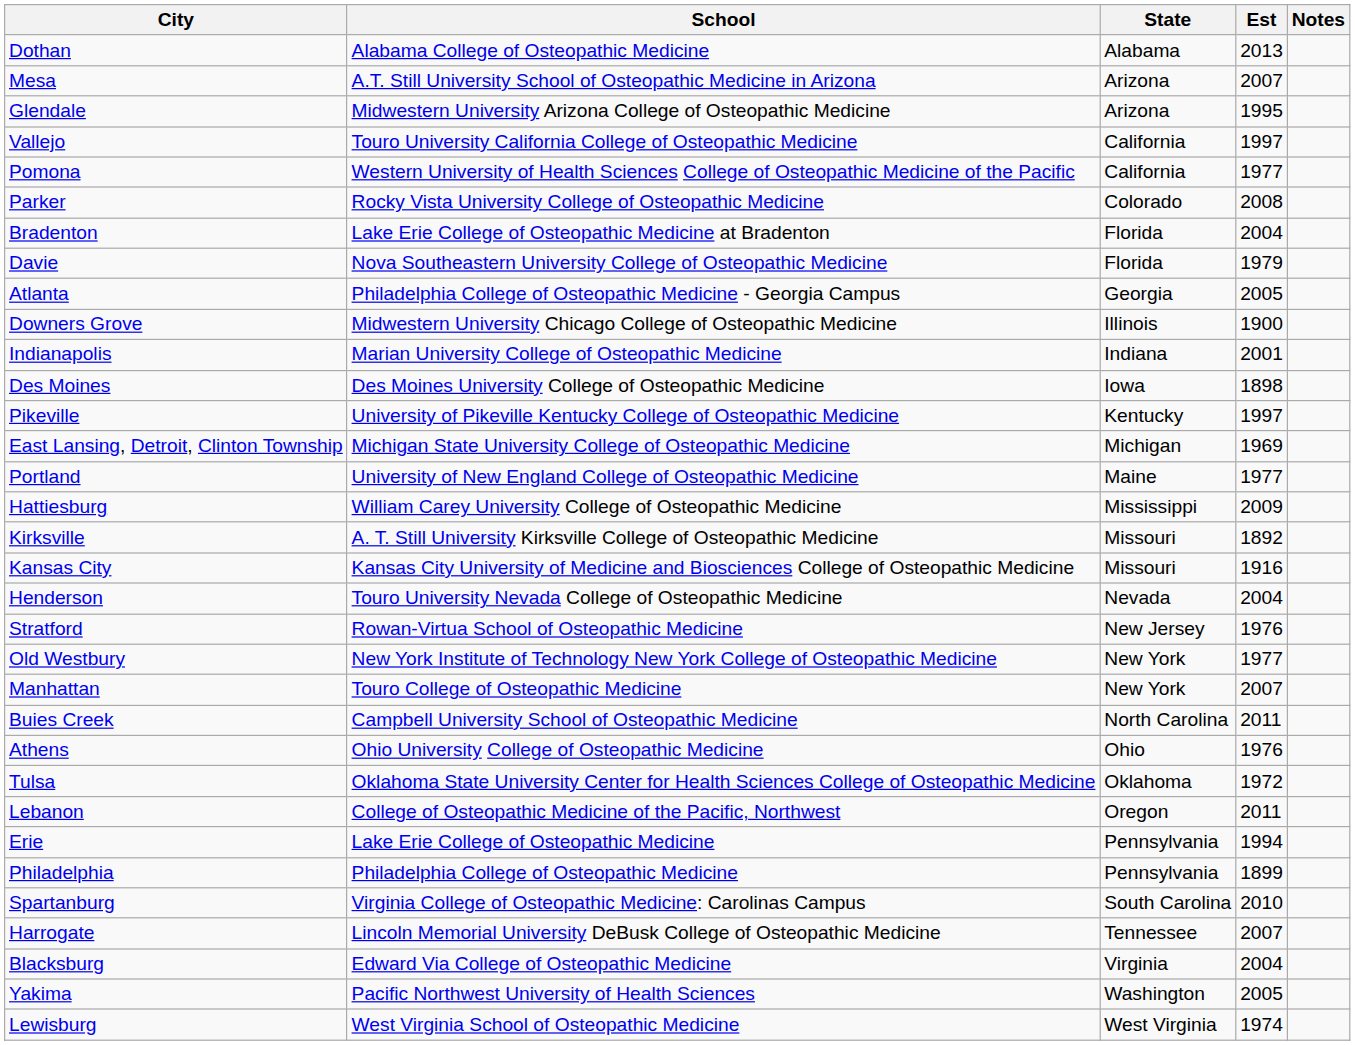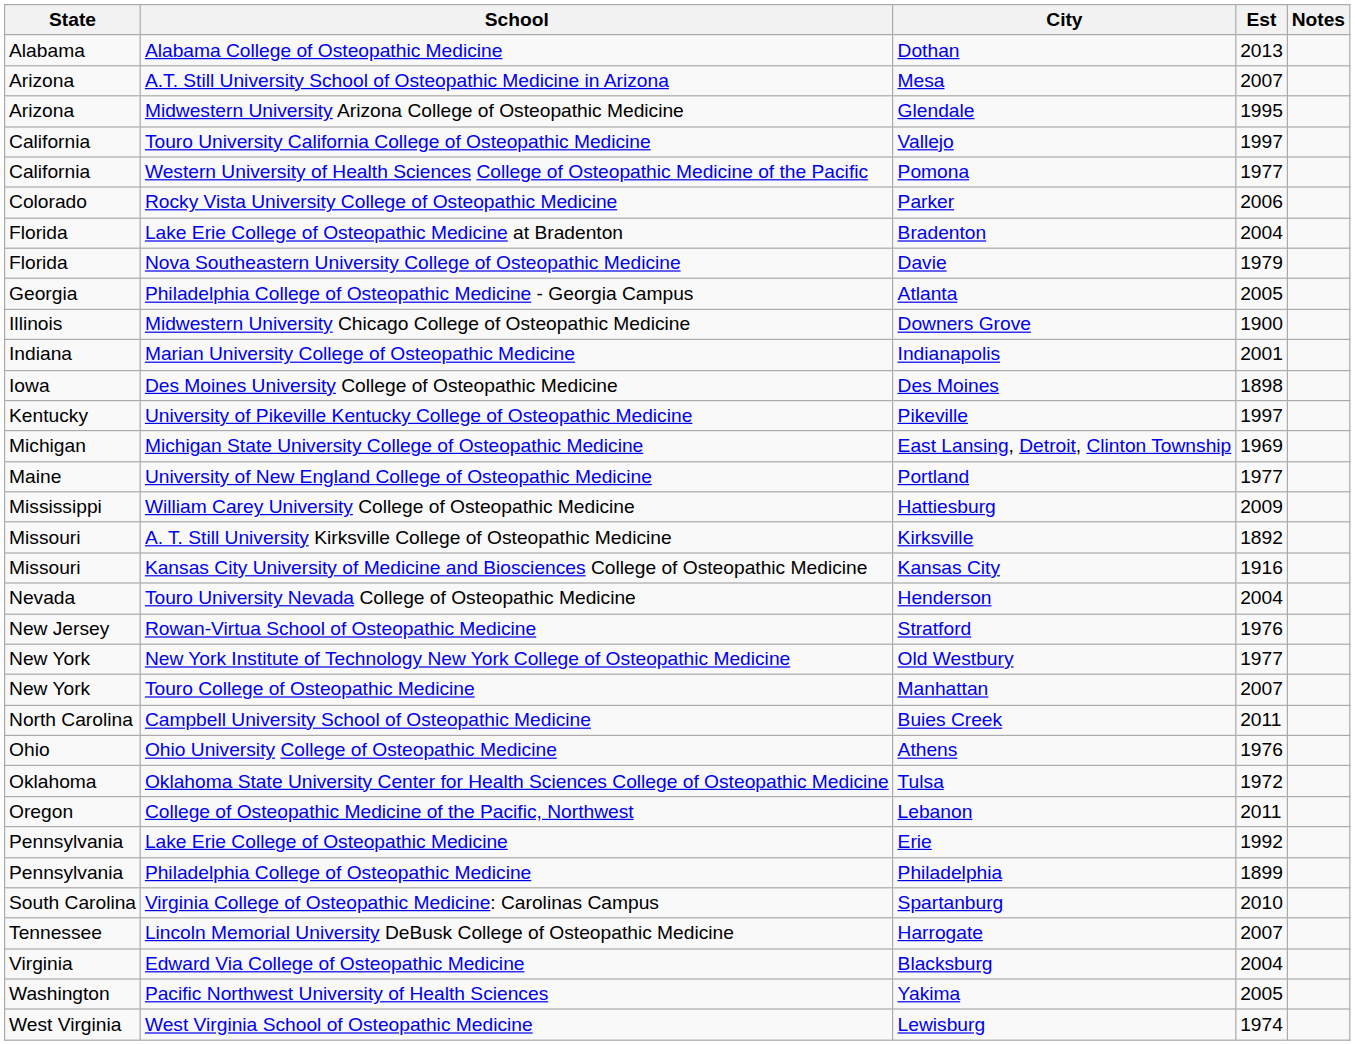columns swapped: (1168, 19) <-> (176, 19)
(1261, 202) 2008 -> (1261, 202) 2006
(1261, 841) 1994 -> (1261, 841) 1992
